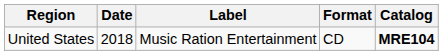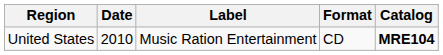(117, 38) 2018 -> (117, 38) 2010
